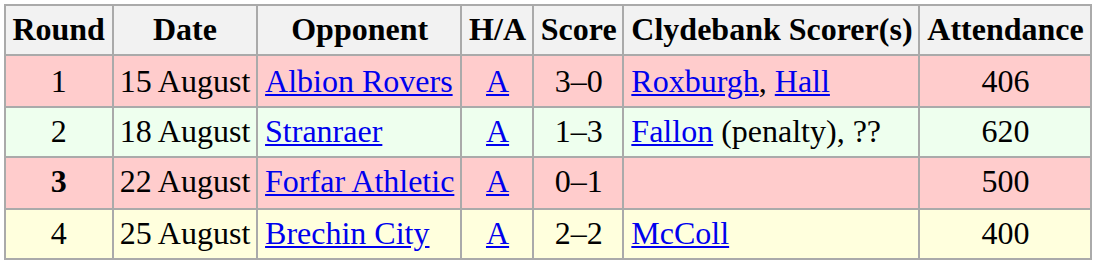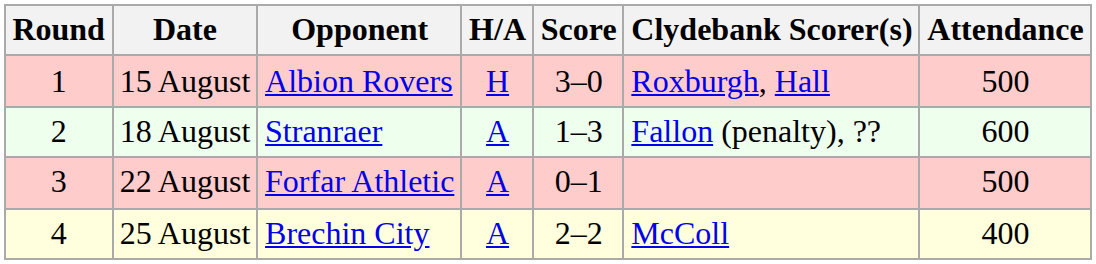(498, 80) A -> (498, 80) H
(1006, 80) 406 -> (1006, 80) 500
(1006, 131) 620 -> (1006, 131) 600
(59, 182) bold -> (59, 182) normal
